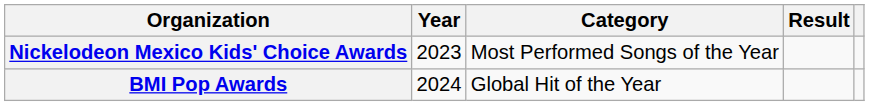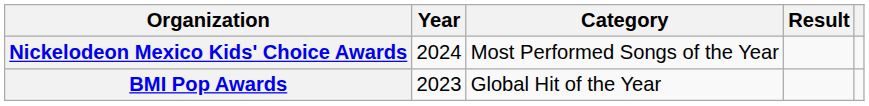(439, 52) 2023 -> (439, 52) 2024
(439, 84) 2024 -> (439, 84) 2023
